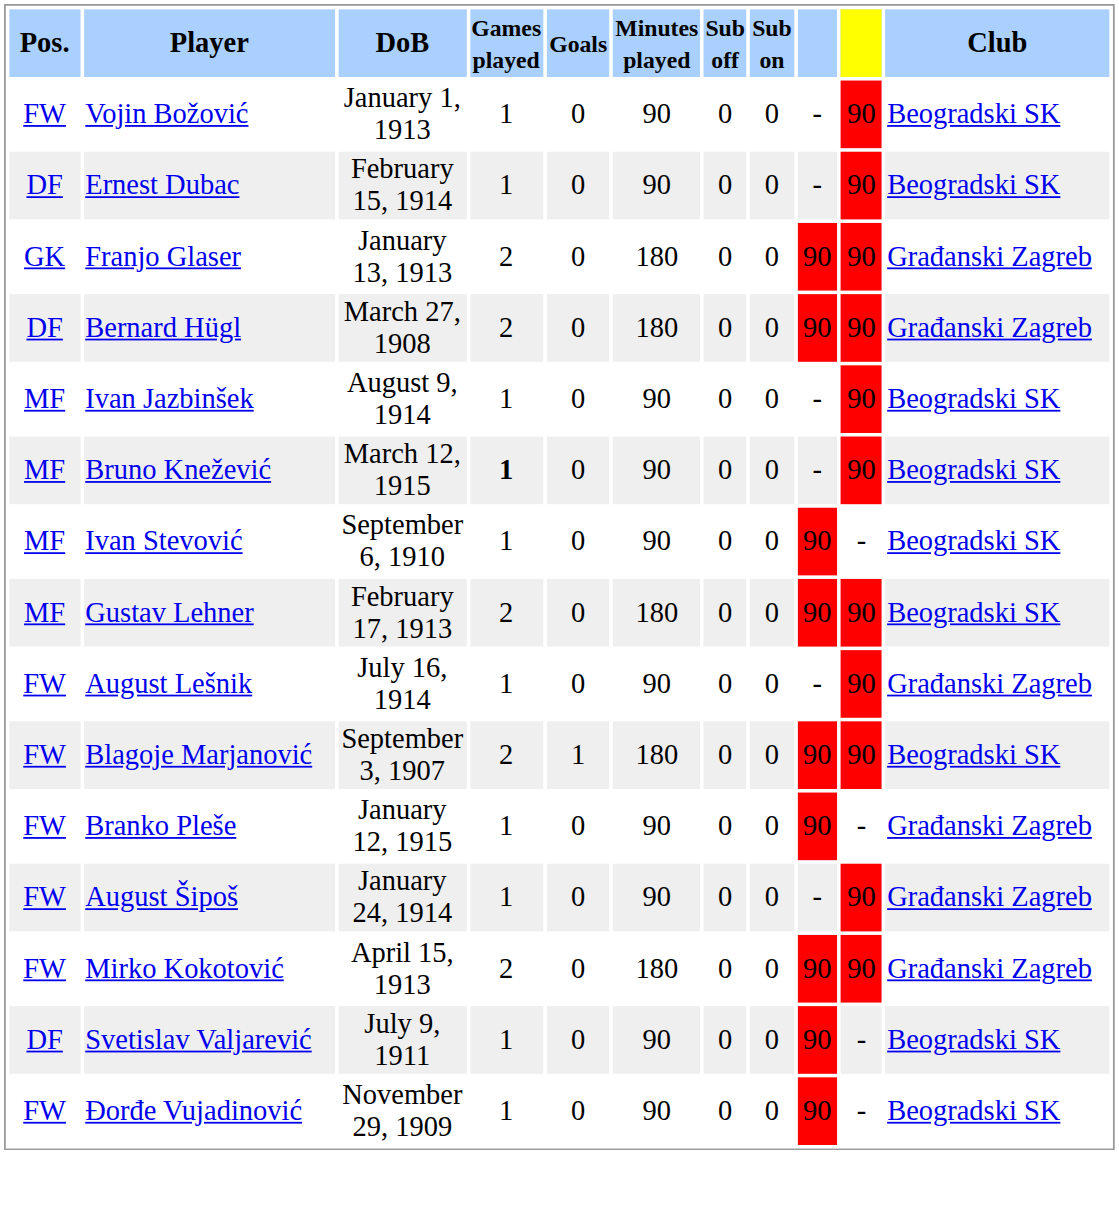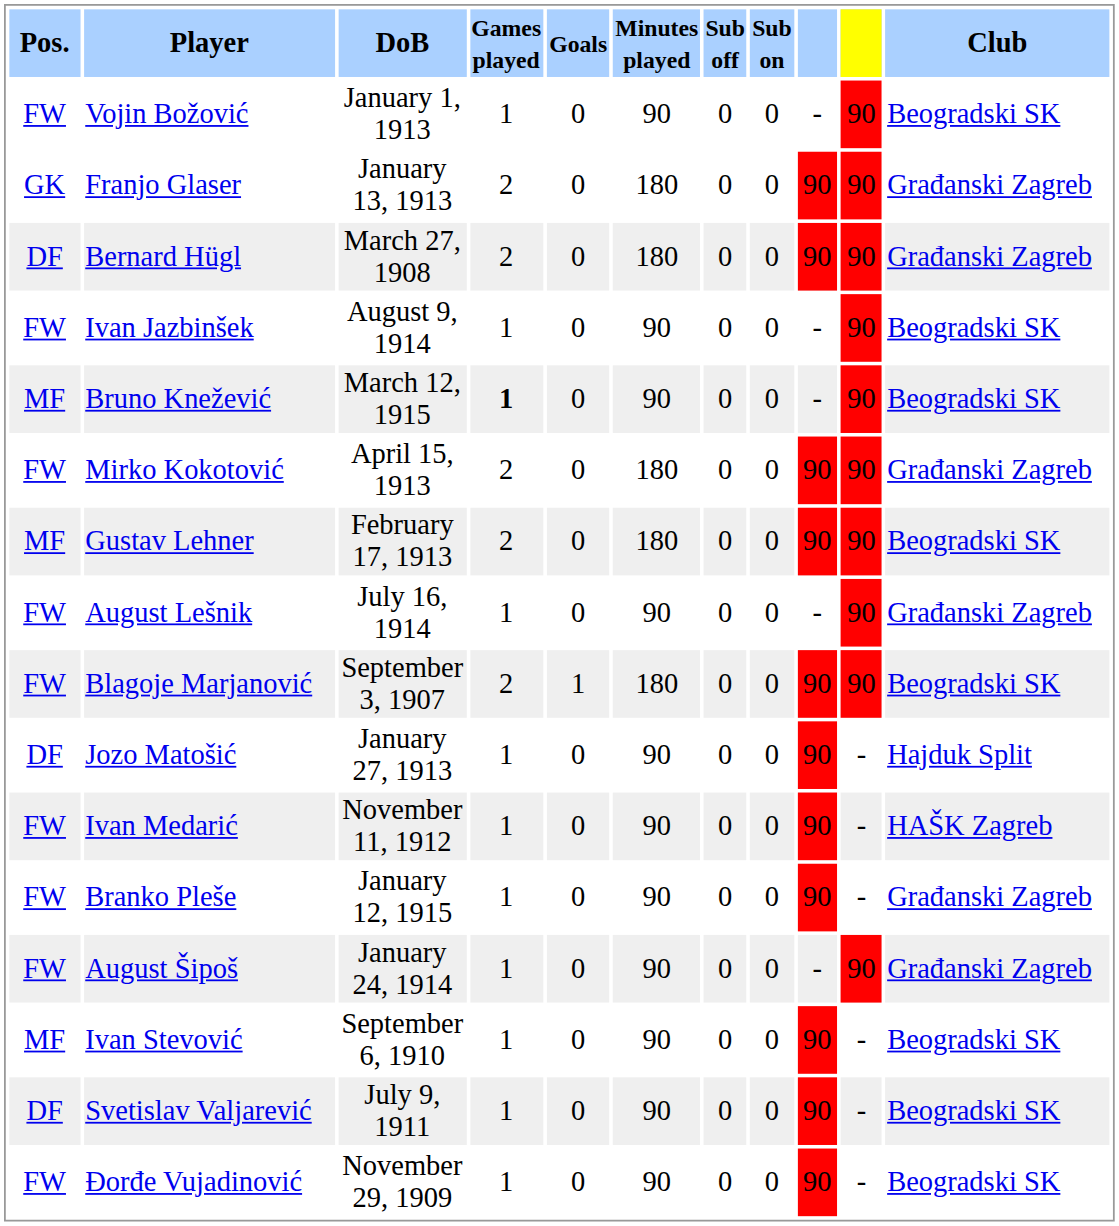- row: (162, 185)
(45, 398) MF -> (45, 327) FW
rows swapped: (185, 968) <-> (164, 541)
+ row: (161, 754)
+ row: (162, 825)
